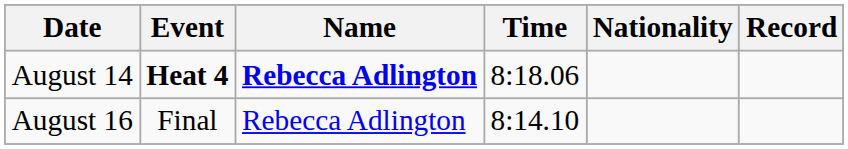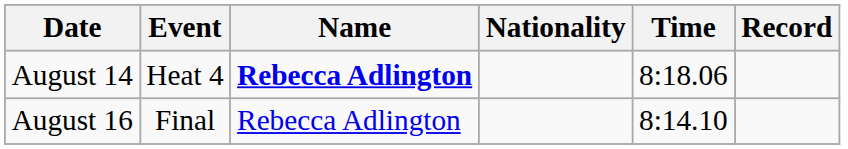columns swapped: (663, 27) <-> (535, 27)
(187, 74) bold -> (185, 74) normal
